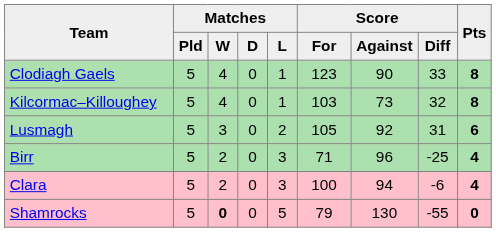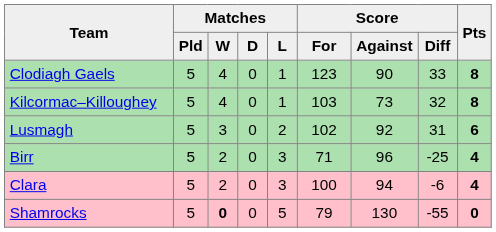(324, 129) 105 -> (324, 129) 102
